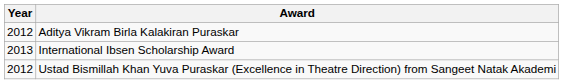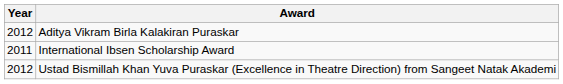(20, 50) 2013 -> (20, 50) 2011
